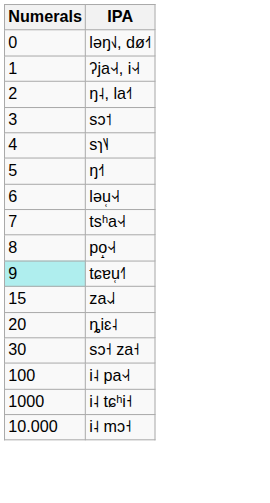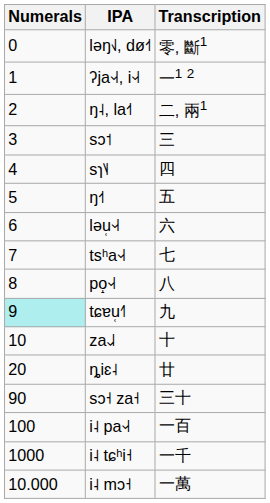+ column: (210, 17)
(17, 299) 15 -> (17, 341) 10
(17, 350) 30 -> (17, 398) 90
